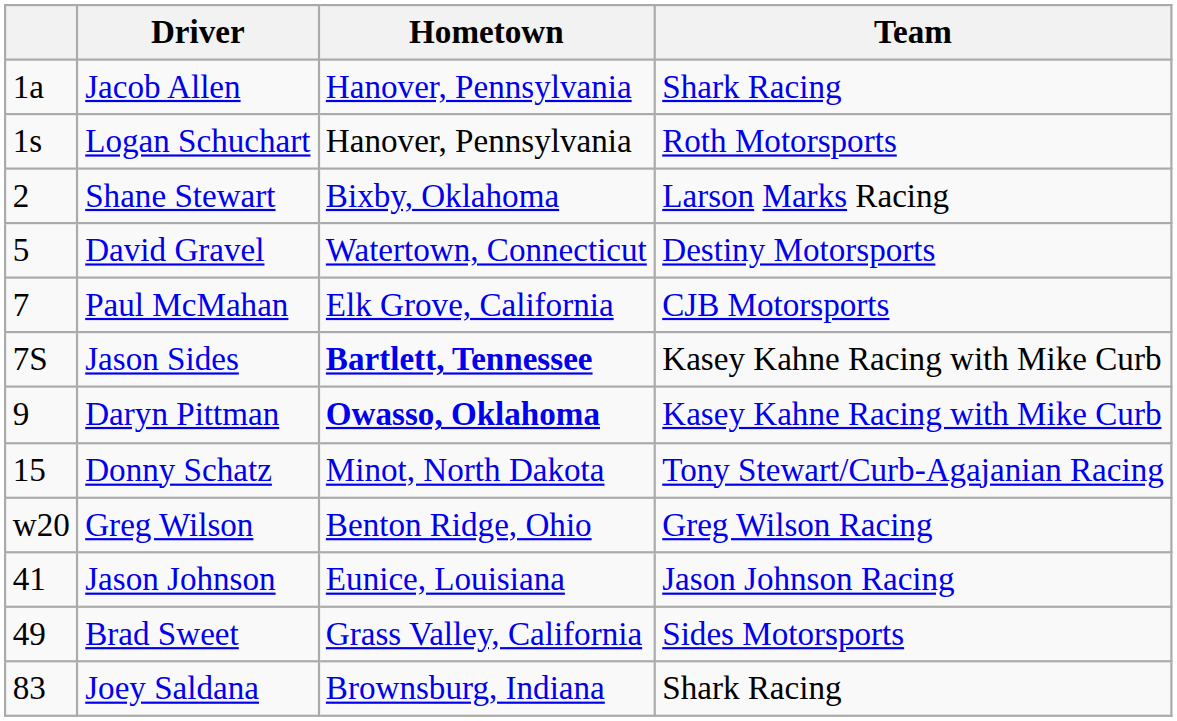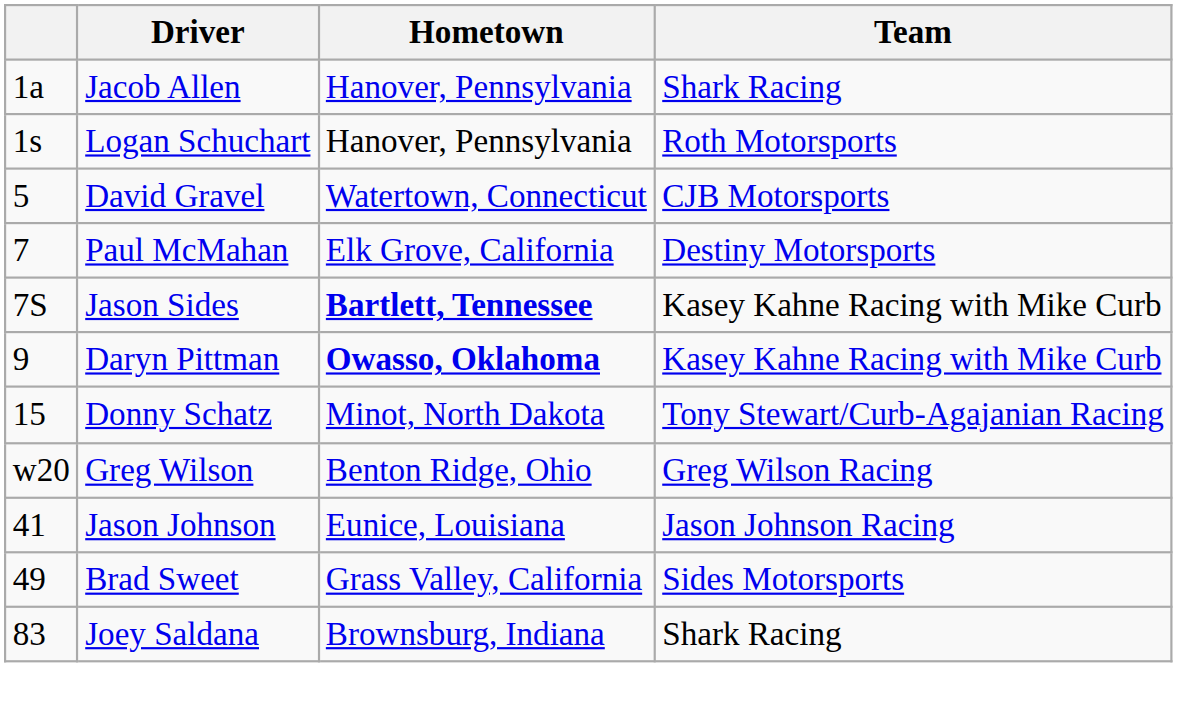- row: (180, 195)
(799, 250) Destiny Motorsports -> (776, 195) CJB Motorsports
(776, 305) CJB Motorsports -> (799, 250) Destiny Motorsports
